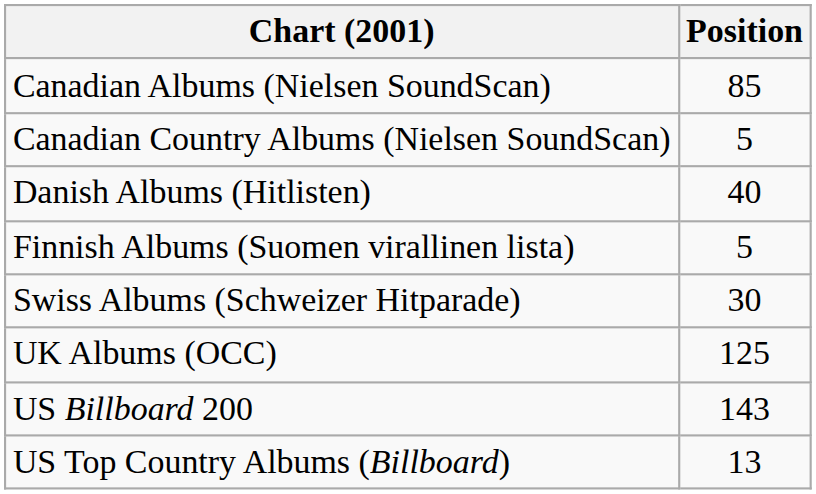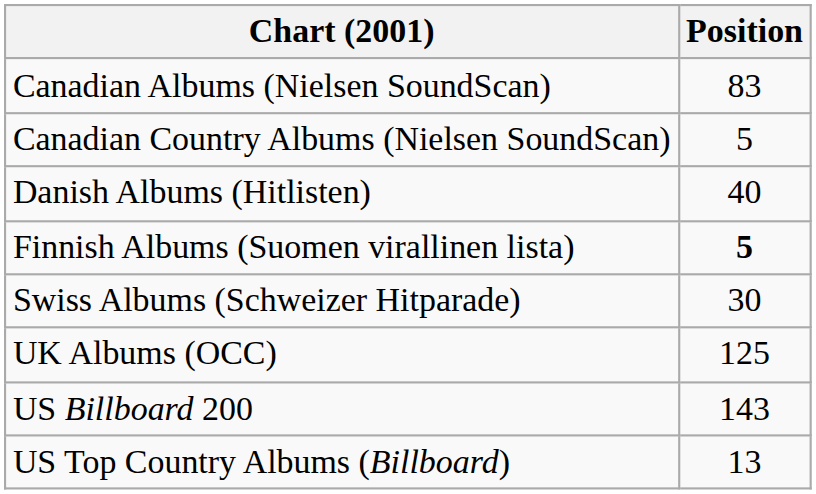(745, 85) 85 -> (745, 85) 83
(745, 246) normal -> (745, 246) bold
